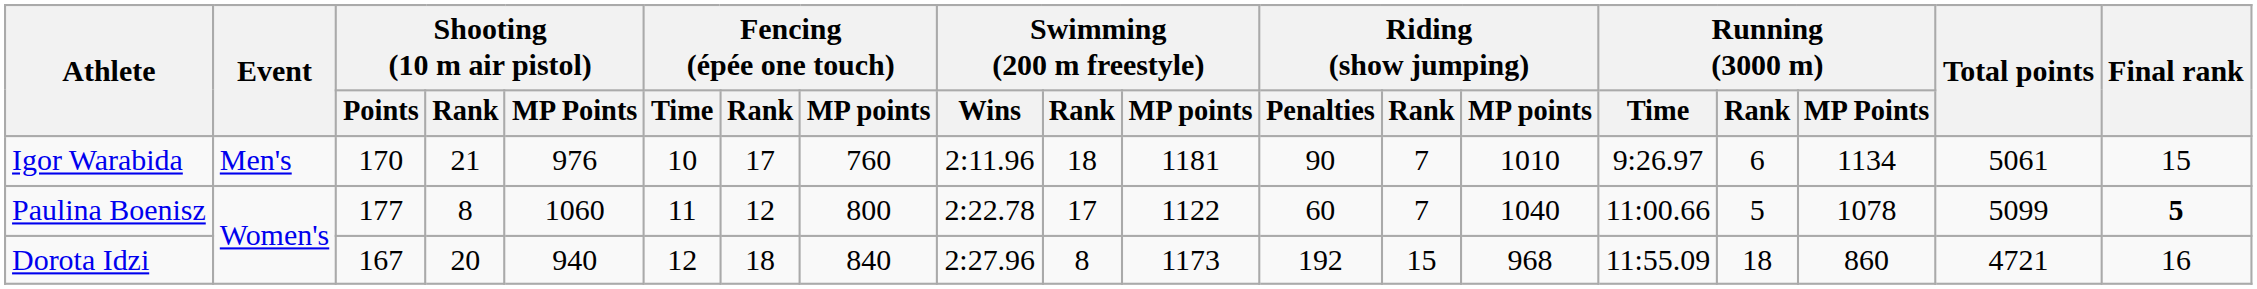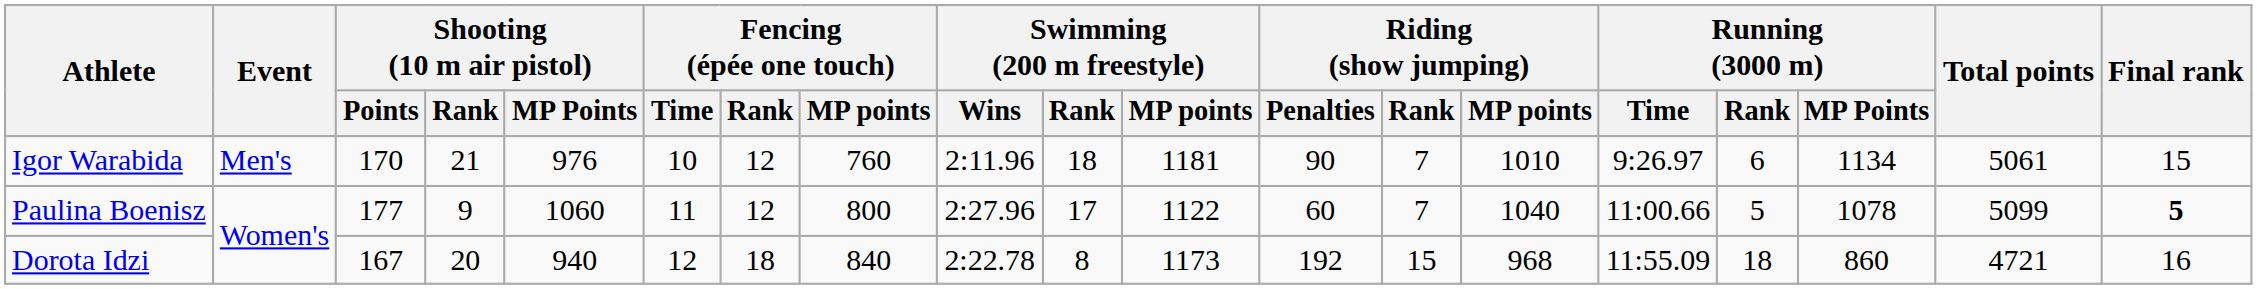(760, 161) 17 -> (760, 161) 12
(465, 210) 8 -> (465, 210) 9
(990, 210) 2:22.78 -> (990, 210) 2:27.96
(990, 259) 2:27.96 -> (990, 259) 2:22.78
